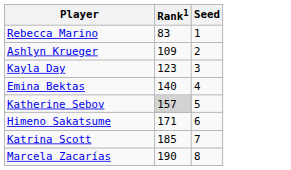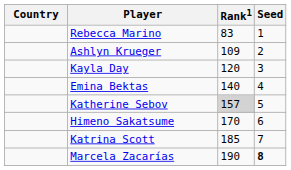+ column: (36, 15)
(167, 69) 123 -> (230, 69) 120
(167, 121) 171 -> (230, 121) 170
(197, 157) normal -> (260, 157) bold
